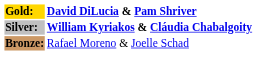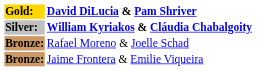+ row: (125, 59)
